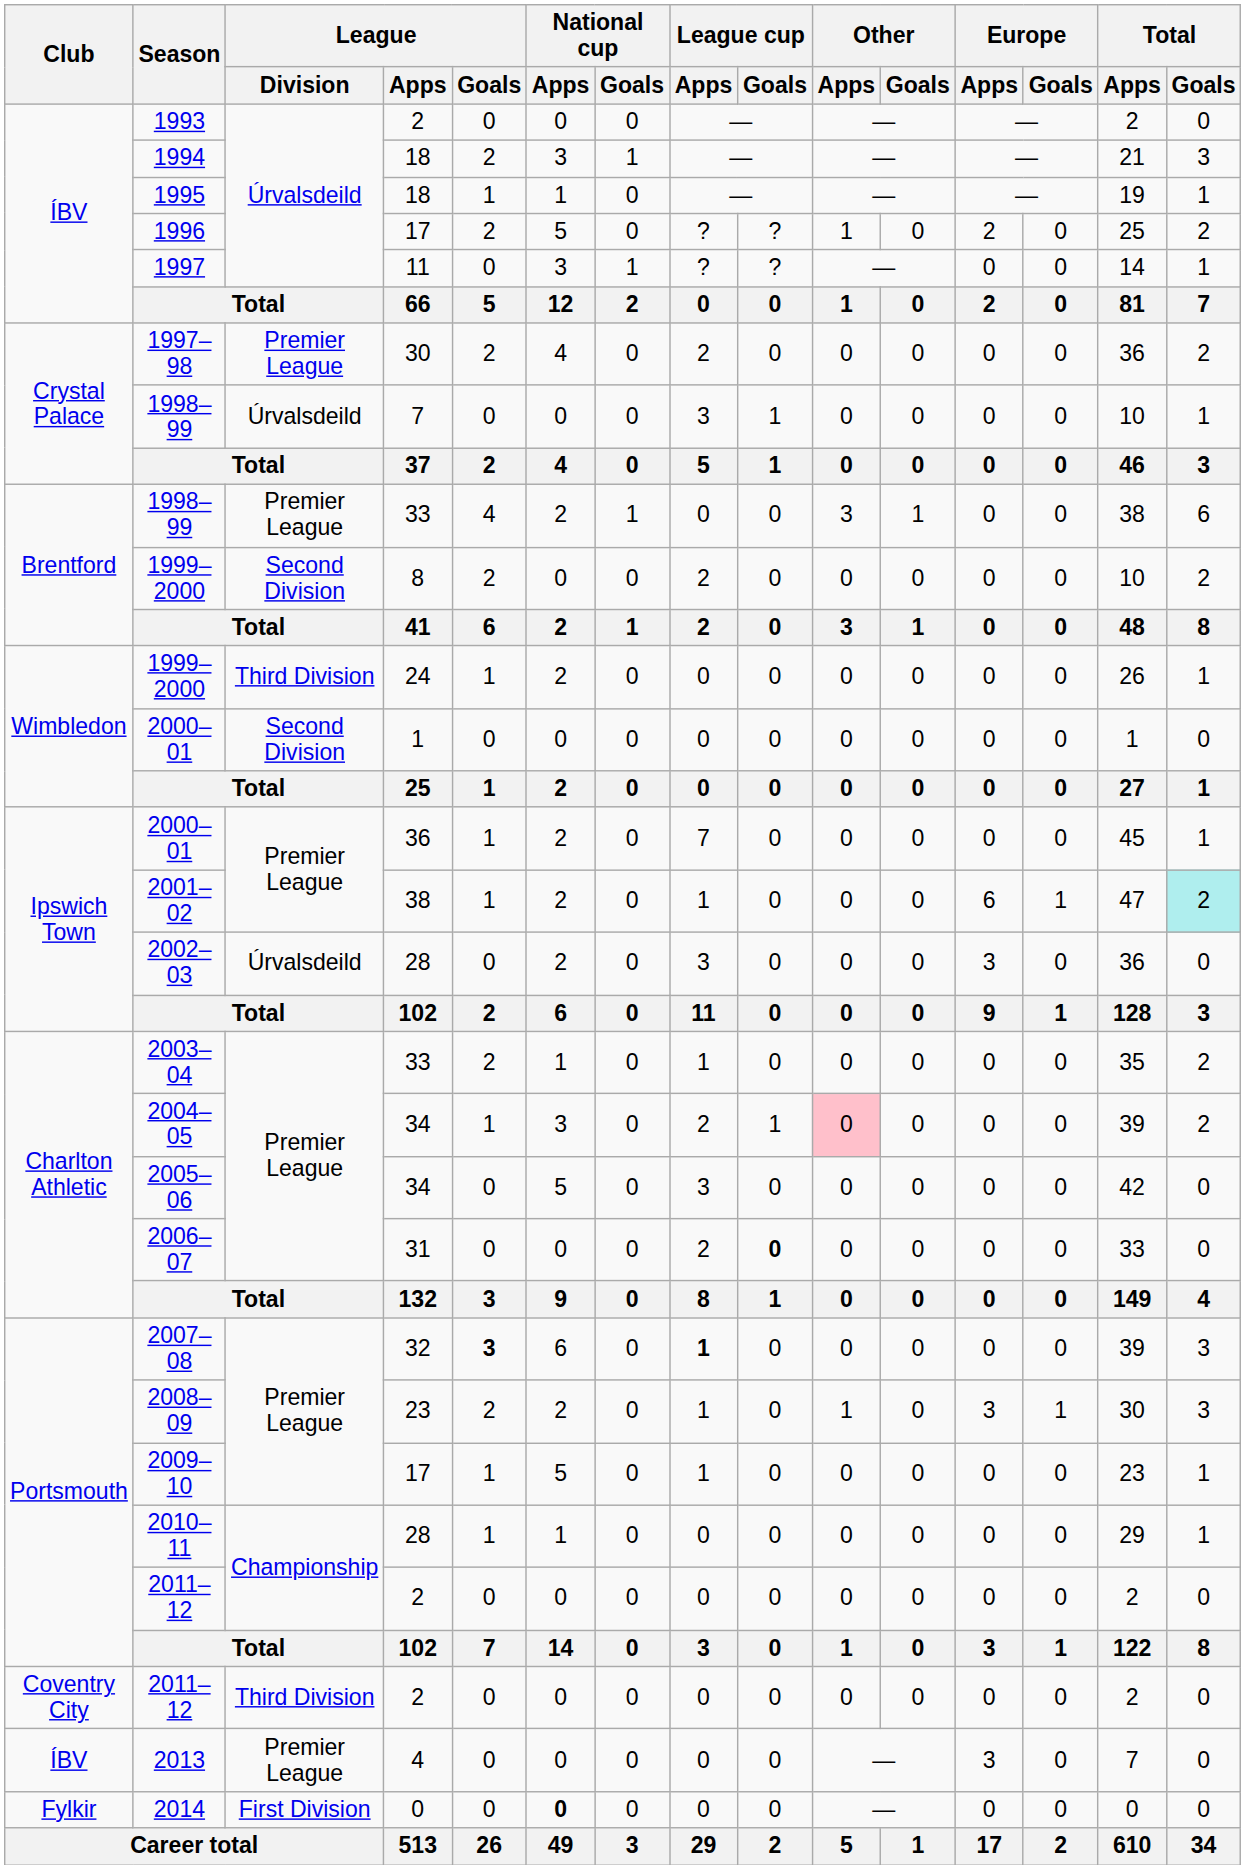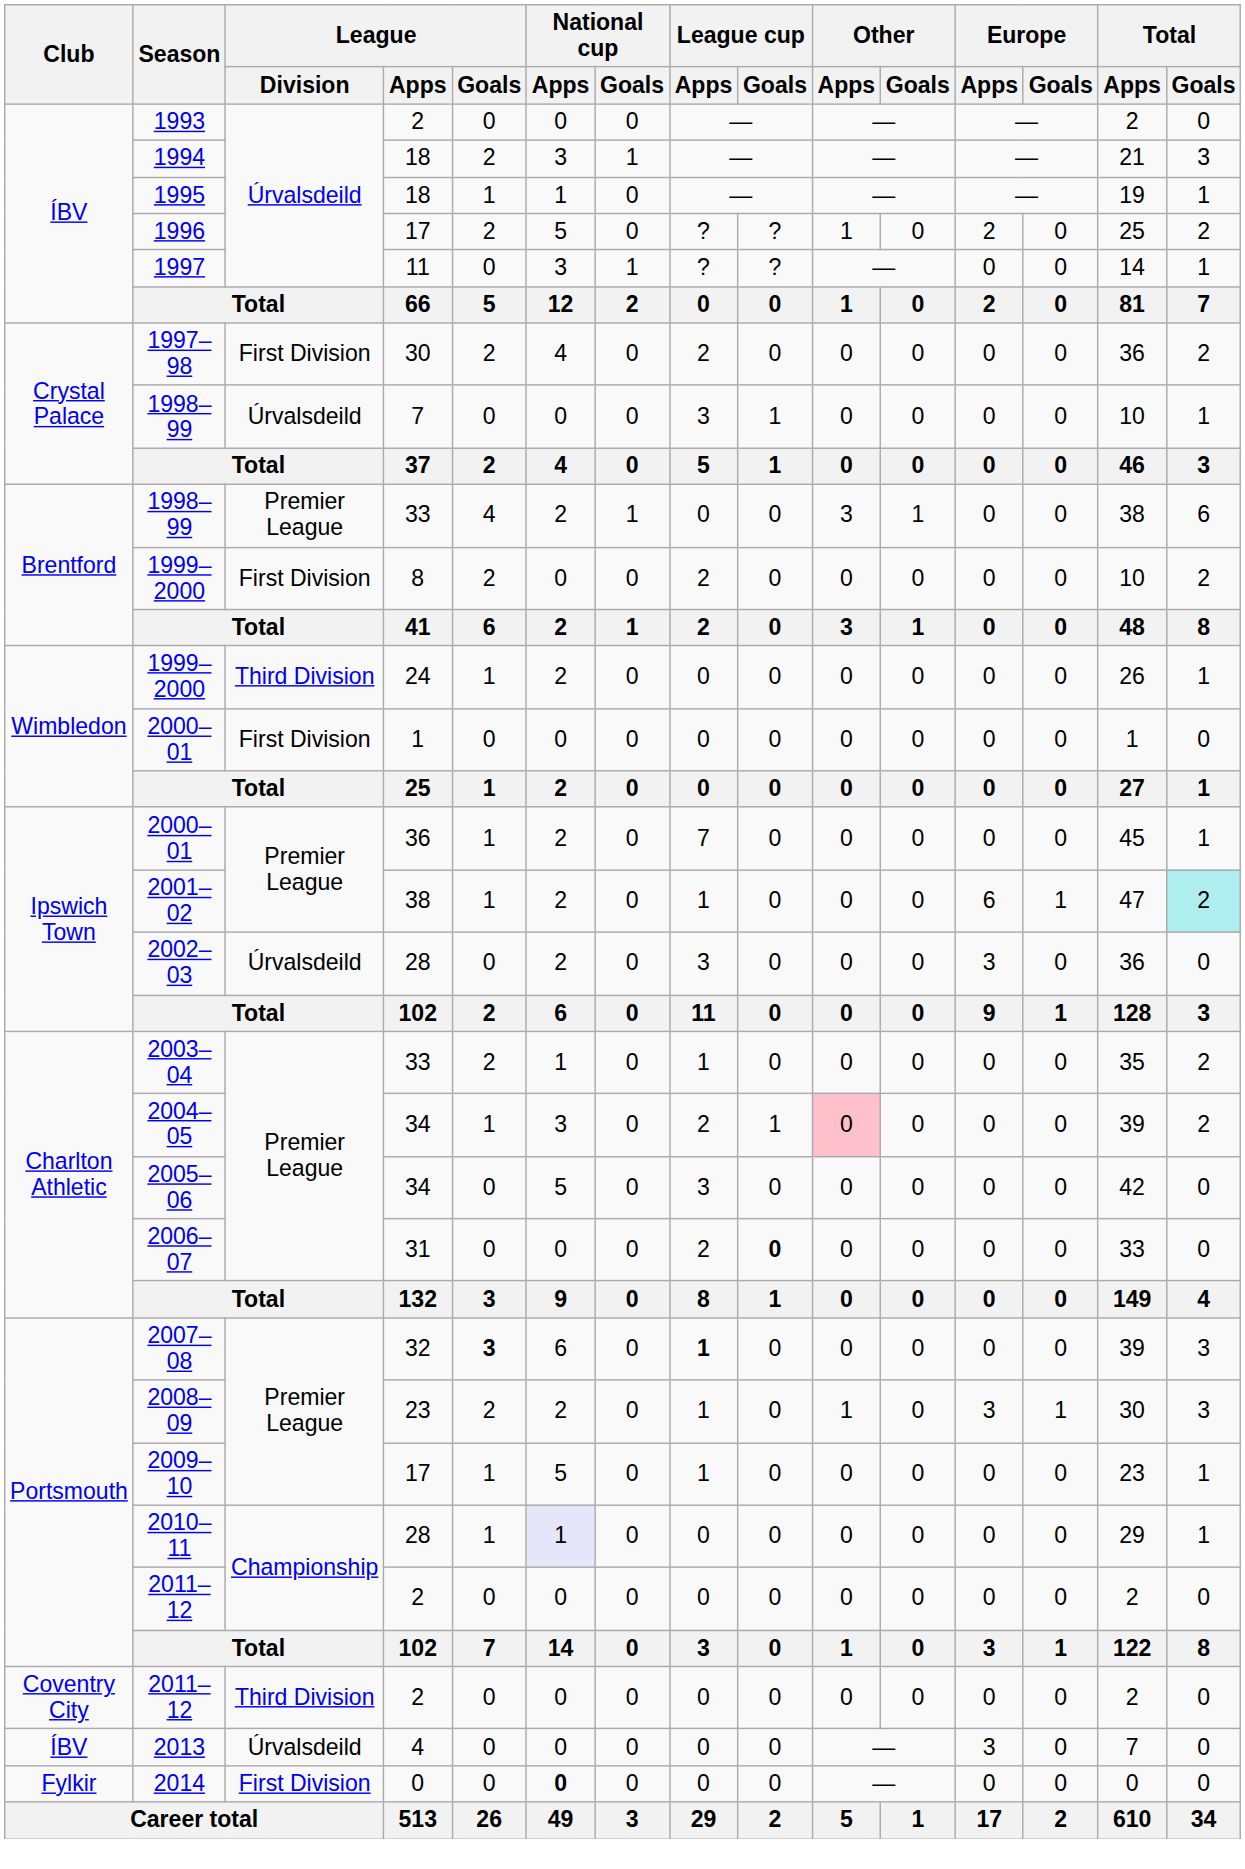(305, 353) Premier League -> (305, 353) First Division
(305, 577) Second Division -> (305, 577) First Division
(305, 739) Second Division -> (305, 739) First Division
(561, 1536) no background -> (561, 1536) lavender background
(305, 1759) Premier League -> (305, 1746) Úrvalsdeild
